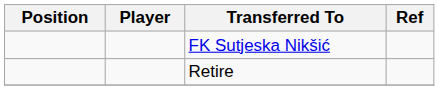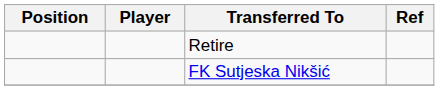rows swapped: (211, 71) <-> (259, 44)
